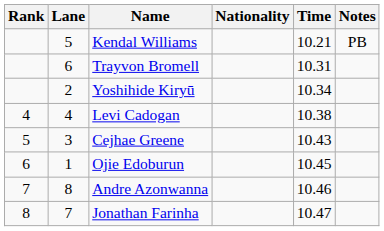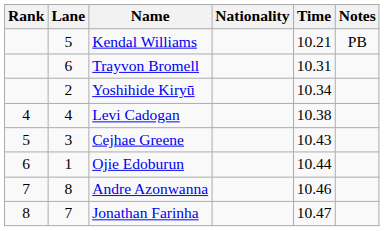(314, 164) 10.45 -> (314, 164) 10.44
